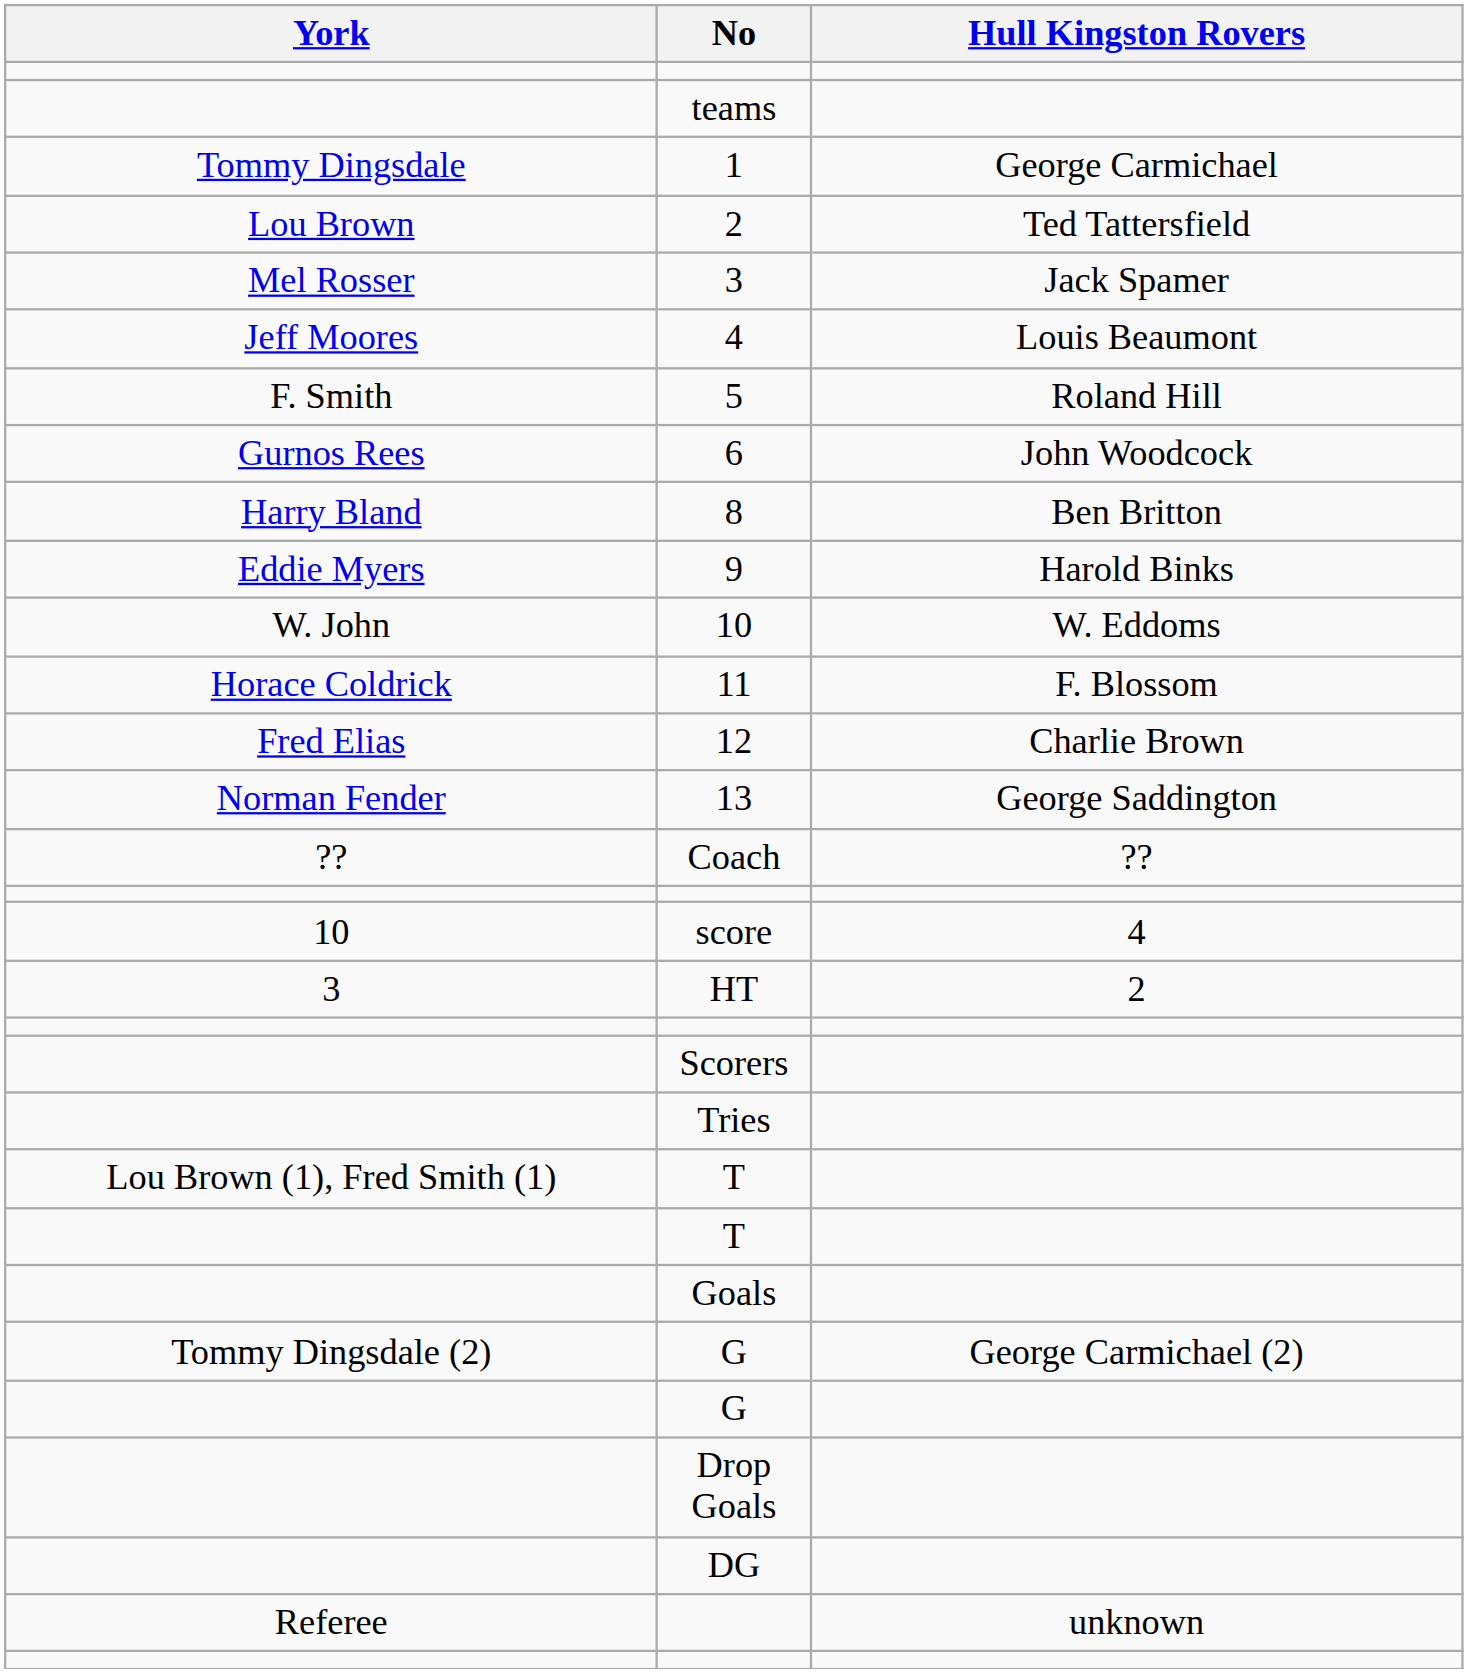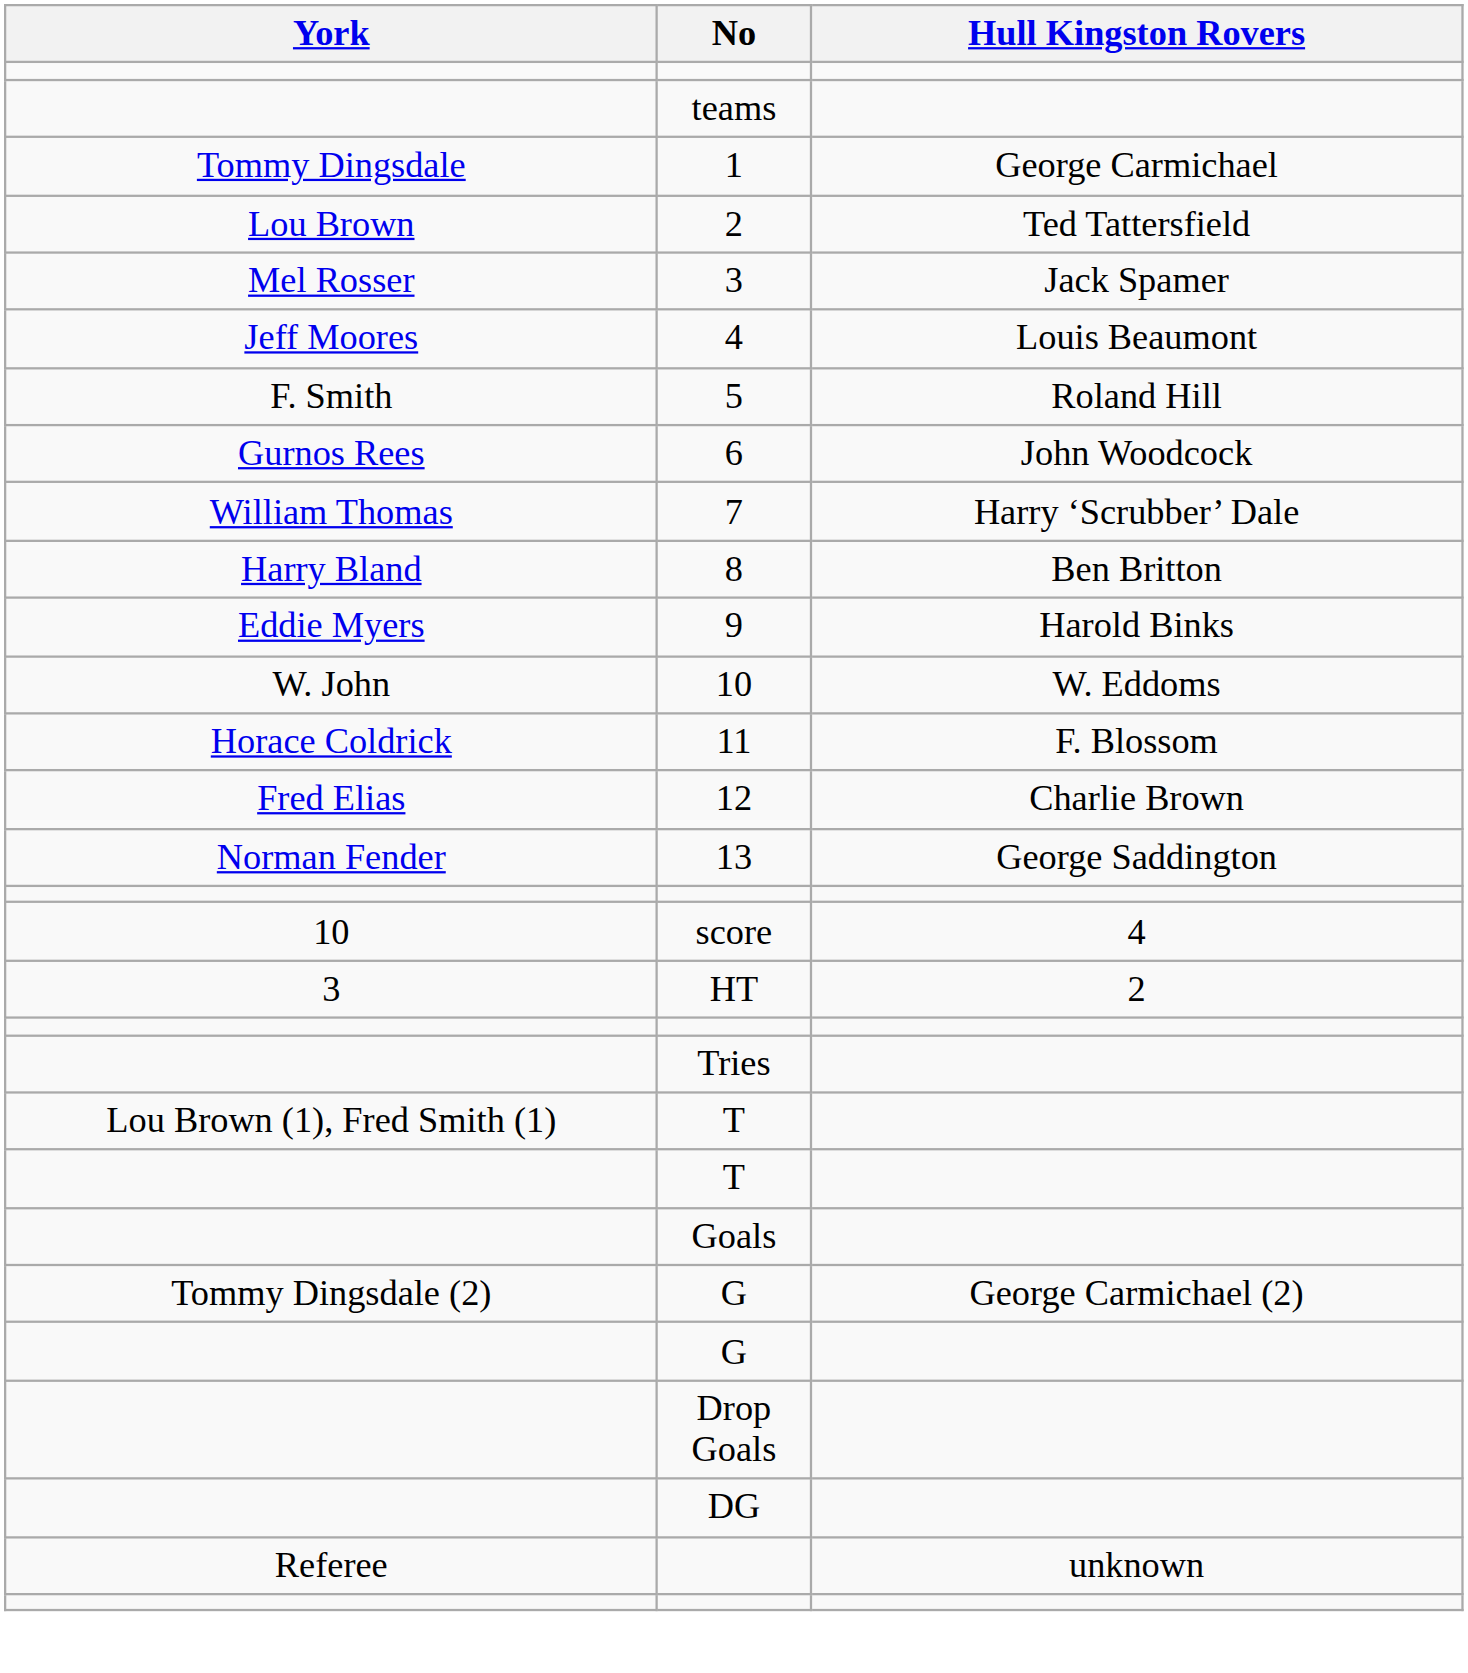+ row: (331, 510)
- row: (331, 856)
- row: (331, 1063)
